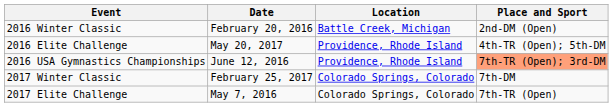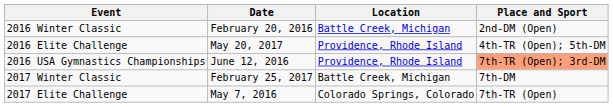(396, 78) Colorado Springs, Colorado -> (384, 78) Battle Creek, Michigan
